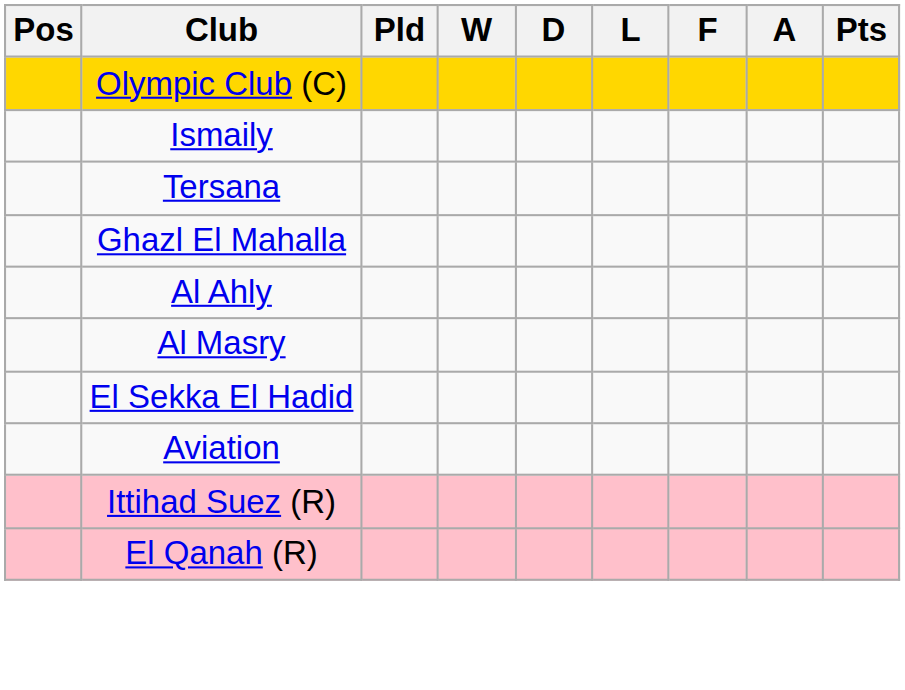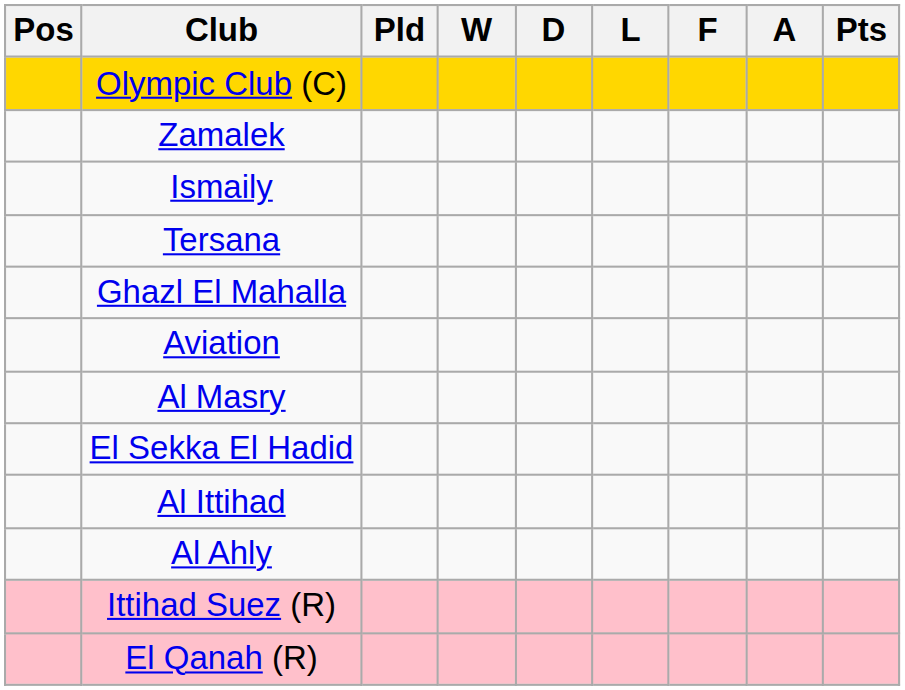+ row: (222, 135)
rows swapped: (222, 291) <-> (222, 448)
+ row: (222, 501)
